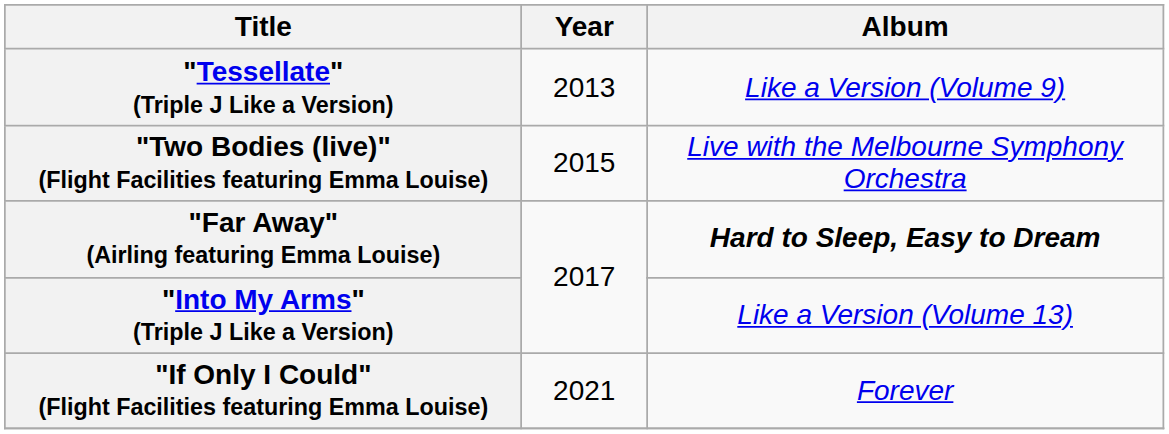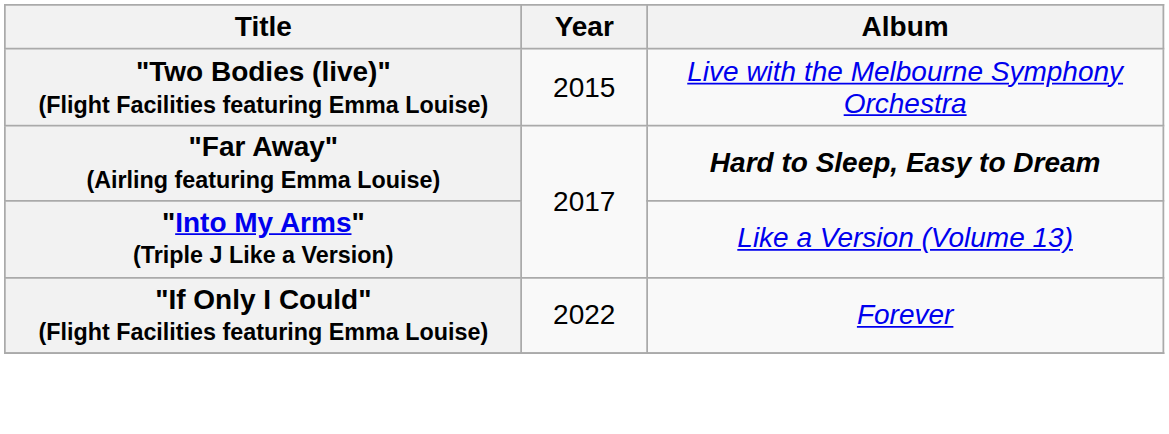- row: (263, 86)
(584, 390) 2021 -> (584, 314) 2022
